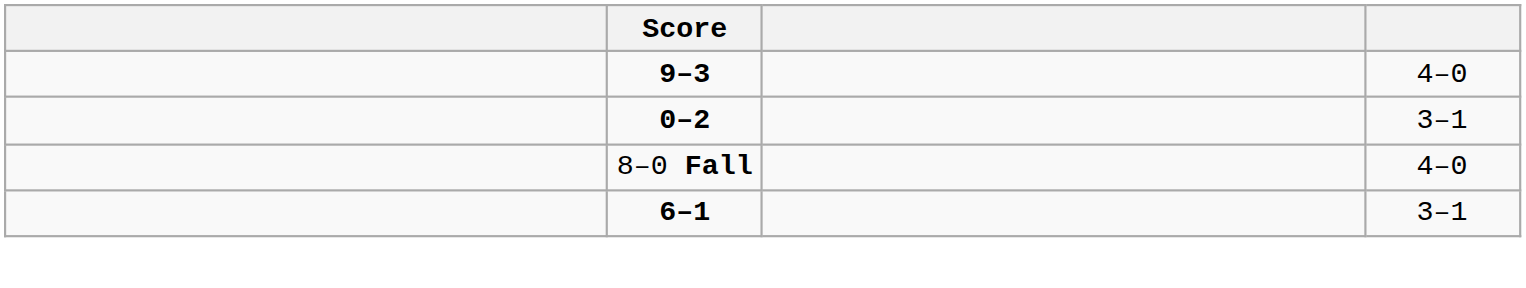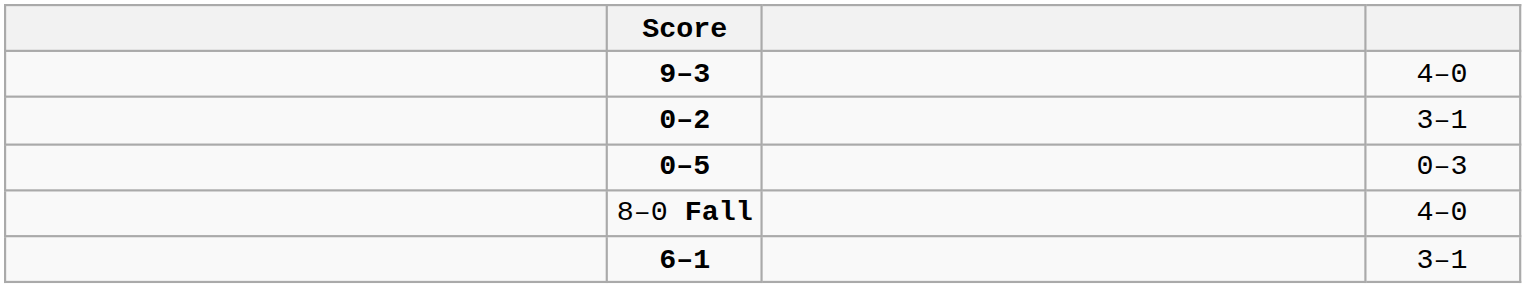+ row: (685, 167)
